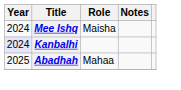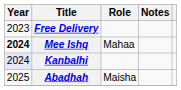+ row: (66, 28)
(18, 28) normal -> (18, 45) bold
(99, 28) Maisha -> (119, 45) Mahaa
(98, 61) Mahaa -> (120, 77) Maisha
